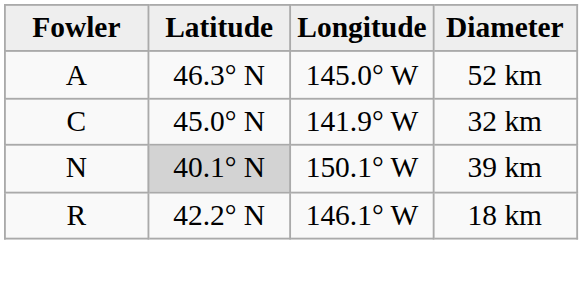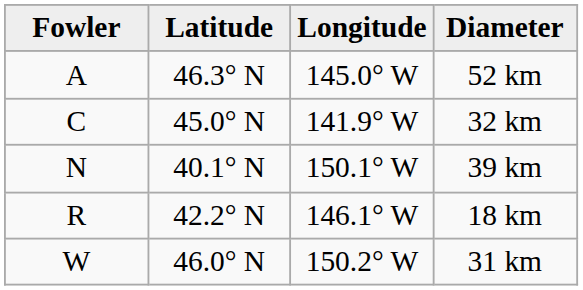(219, 167) lightgrey background -> (219, 167) no background
+ row: (505, 261)
